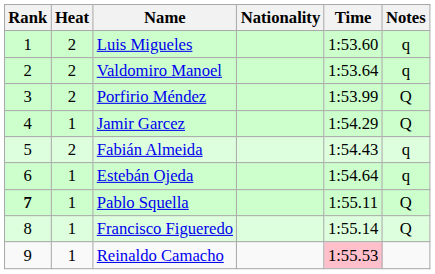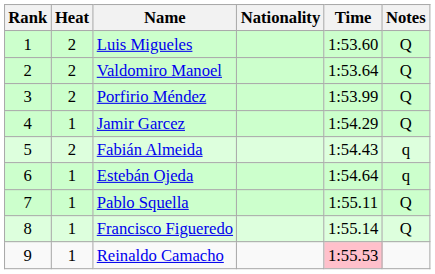(406, 44) q -> (406, 44) Q
(406, 70) q -> (406, 70) Q
(28, 202) bold -> (28, 202) normal
